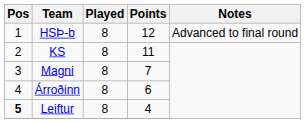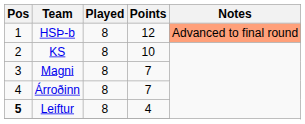(235, 33) no background -> (235, 33) lightsalmon background
(148, 52) 11 -> (148, 52) 10
(148, 90) 6 -> (148, 90) 7
